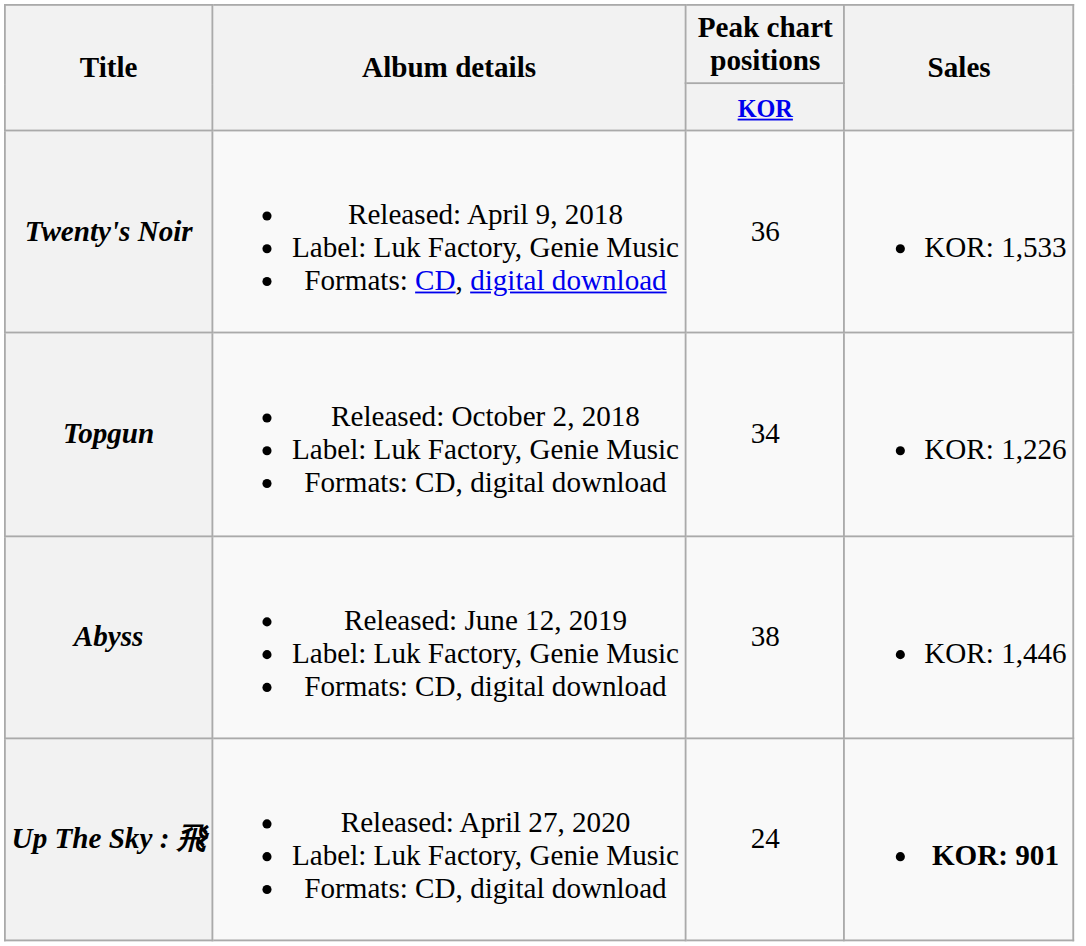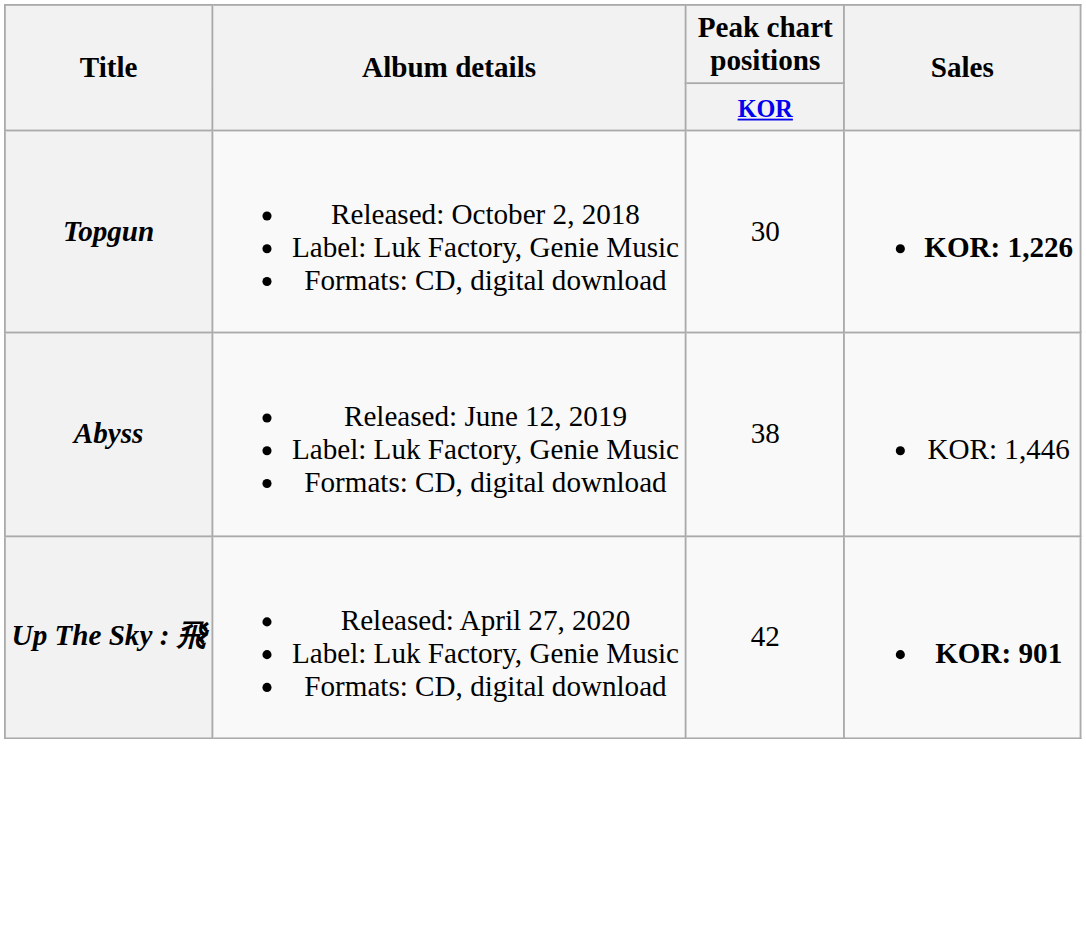- row: (109, 230)
(765, 433) 34 -> (765, 230) 30
(959, 450) normal -> (962, 248) bold
(765, 839) 24 -> (765, 636) 42
